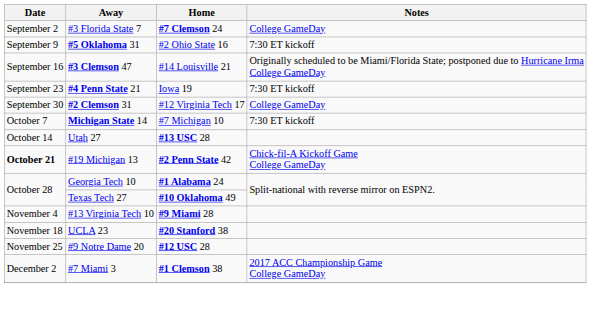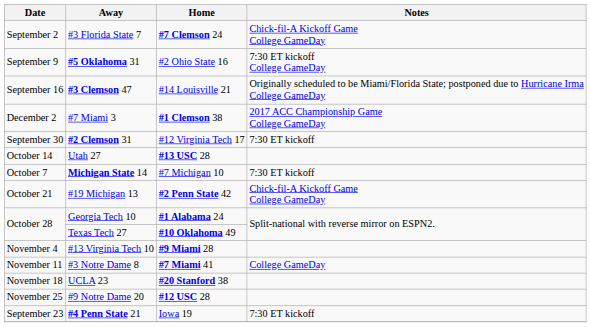(287, 28) College GameDay -> (304, 34) Chick-fil-A Kickoff Game College GameDay
(282, 45) 7:30 ET kickoff -> (287, 62) 7:30 ET kickoff College GameDay
rows swapped: (104, 89) <-> (92, 268)
(287, 105) College GameDay -> (282, 139) 7:30 ET kickoff
rows swapped: (108, 121) <-> (84, 137)
(31, 159) bold -> (30, 194) normal
+ row: (103, 265)
